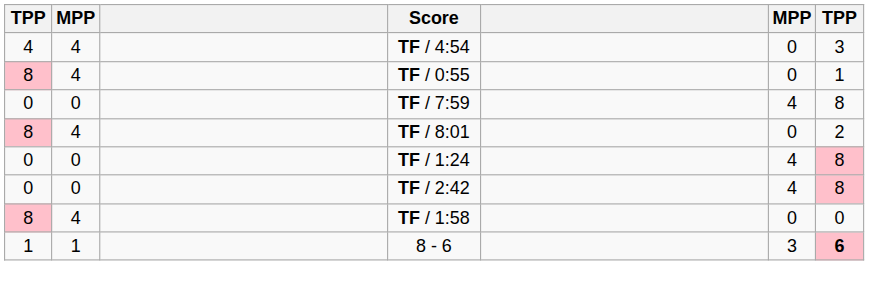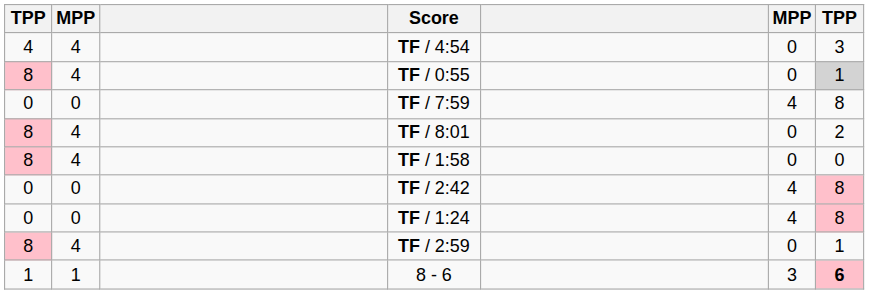(839, 75) no background -> (839, 75) lightgrey background
rows swapped: (434, 217) <-> (434, 160)
+ row: (434, 246)
